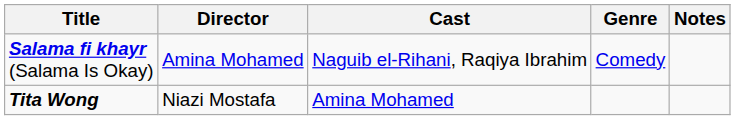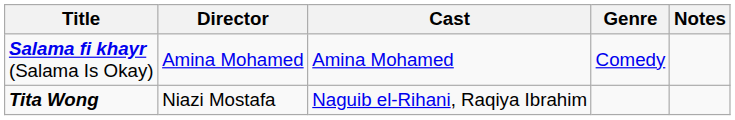(450, 59) Naguib el-Rihani, Raqiya Ibrahim -> (383, 59) Amina Mohamed
(383, 99) Amina Mohamed -> (450, 99) Naguib el-Rihani, Raqiya Ibrahim
